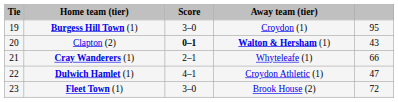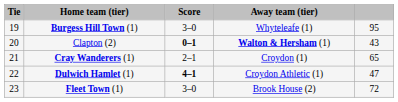(284, 28) Croydon (1) -> (284, 28) Whyteleafe (1)
(284, 58) Whyteleafe (1) -> (284, 58) Croydon (1)
(374, 58) 66 -> (374, 58) 65
(189, 74) normal -> (189, 74) bold
